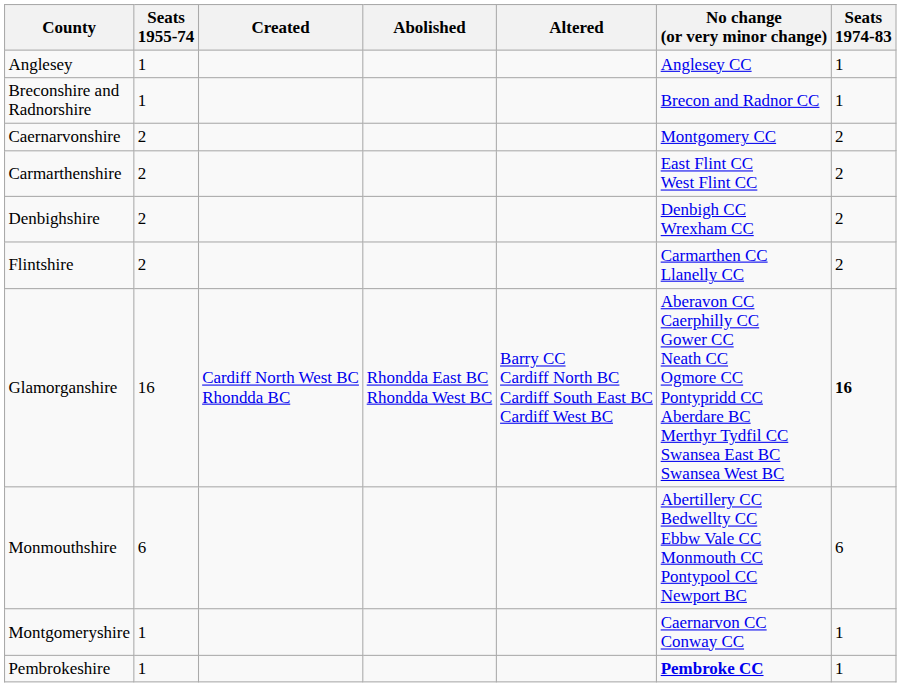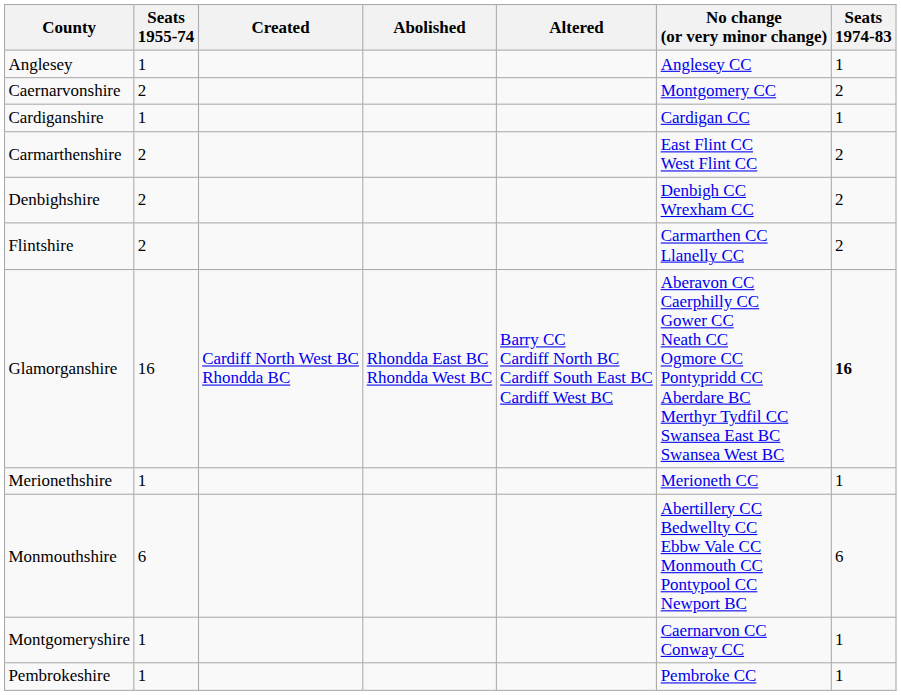- row: (64, 100)
+ row: (56, 117)
+ row: (60, 481)
(712, 668) bold -> (709, 676) normal
